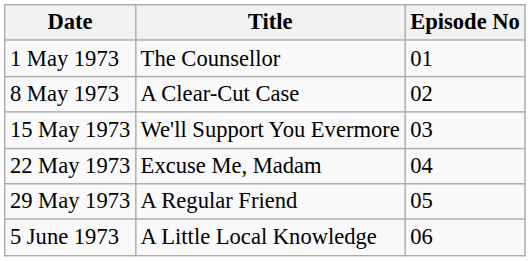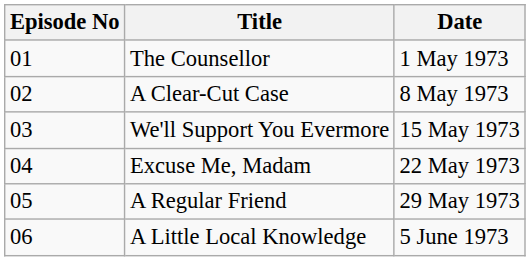columns swapped: (465, 22) <-> (70, 22)
